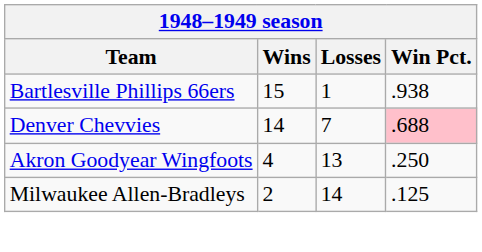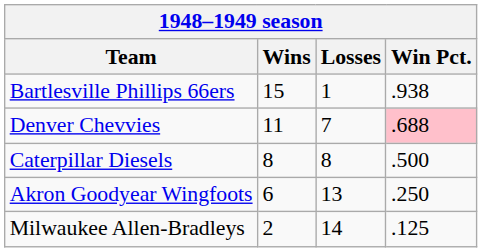(273, 125) 14 -> (273, 125) 11
+ row: (91, 159)
(268, 159) 4 -> (268, 194) 6
